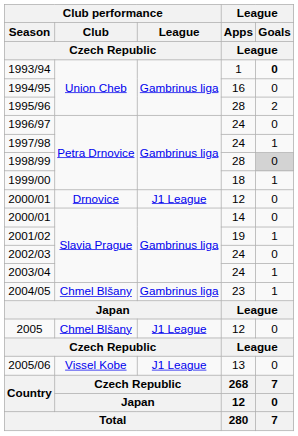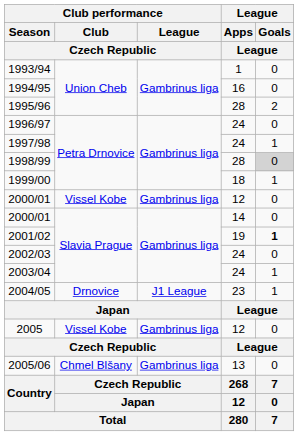(275, 69) bold -> (275, 69) normal
(96, 198) Drnovice -> (96, 198) Vissel Kobe
(179, 198) J1 League -> (179, 198) Gambrinus liga
(275, 236) normal -> (275, 236) bold
(96, 291) Chmel Blšany -> (96, 291) Drnovice
(179, 291) Gambrinus liga -> (179, 291) J1 League
(96, 328) Chmel Blšany -> (96, 328) Vissel Kobe
(179, 328) J1 League -> (179, 328) Gambrinus liga
(96, 365) Vissel Kobe -> (96, 365) Chmel Blšany
(179, 365) J1 League -> (179, 365) Gambrinus liga
